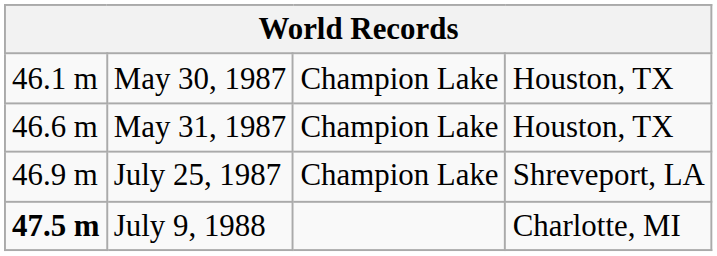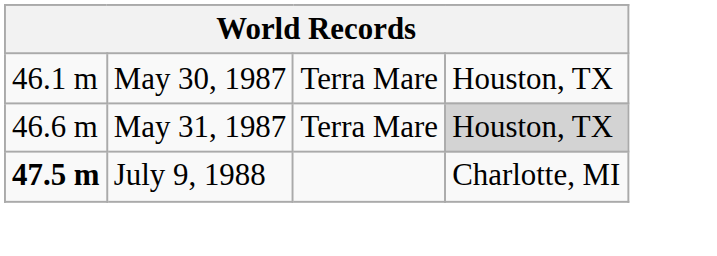(399, 77) Champion Lake -> (369, 77) Terra Mare
(399, 126) Champion Lake -> (369, 126) Terra Mare
(593, 126) no background -> (533, 126) lightgrey background
- row: (197, 175)
